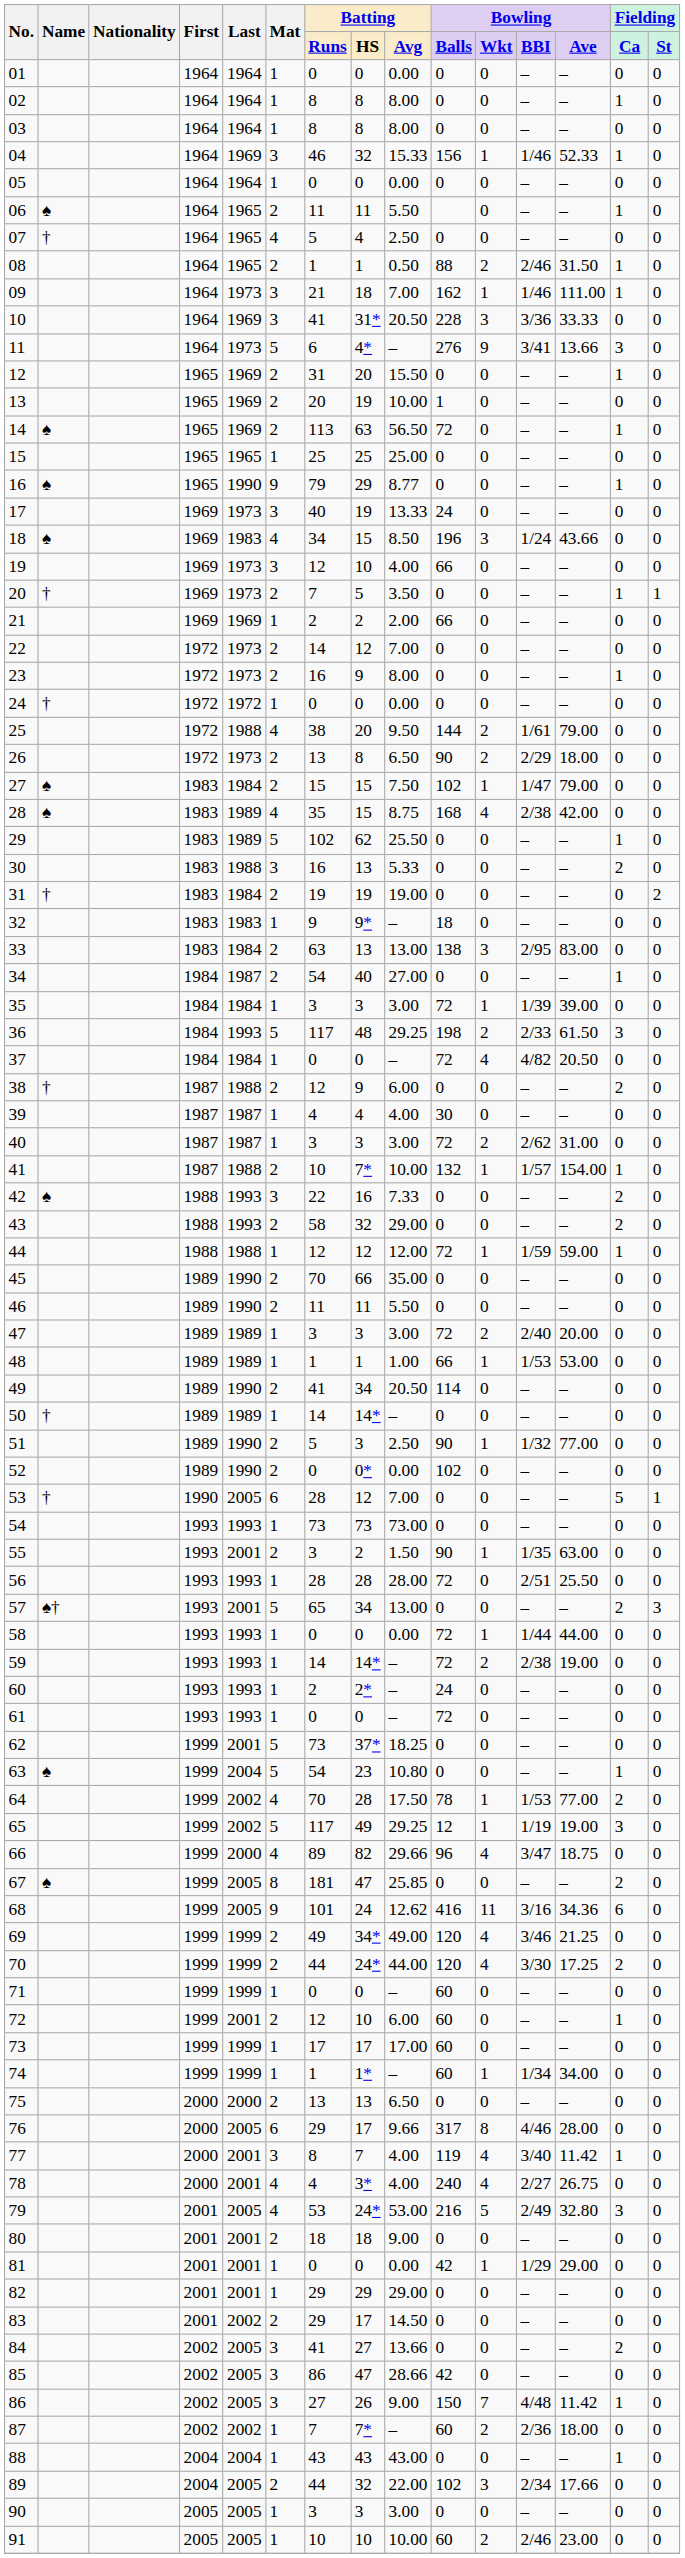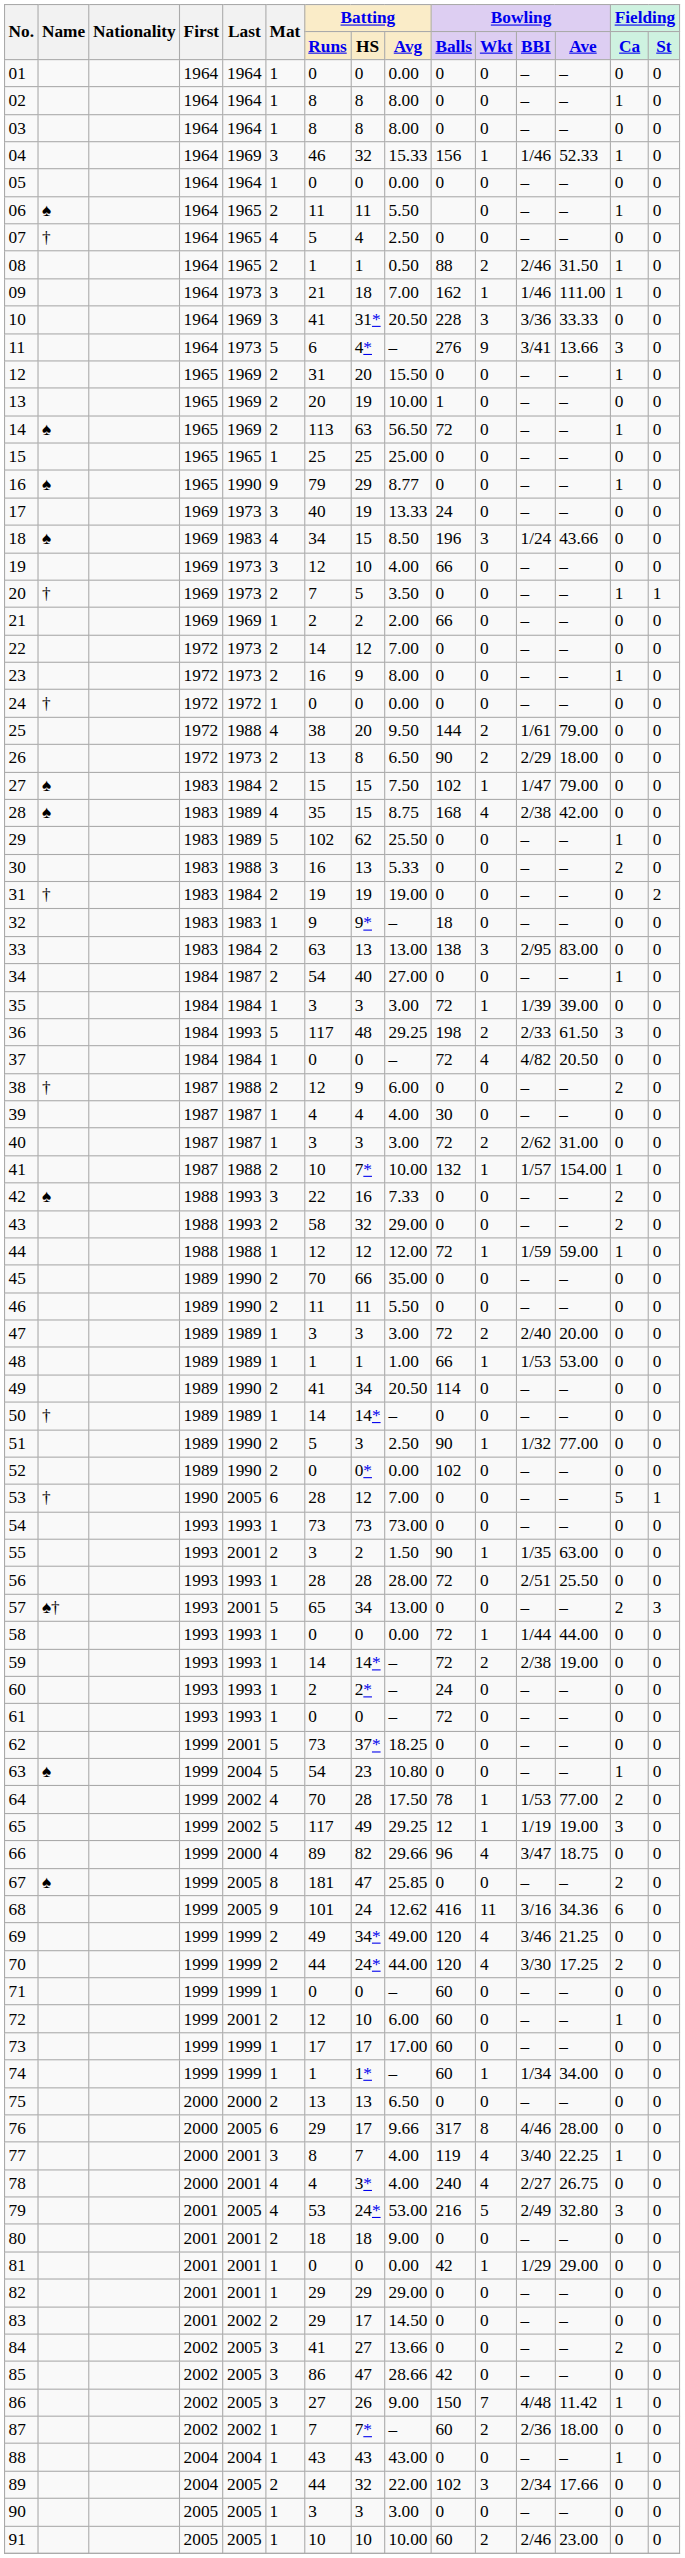(578, 2155) 11.42 -> (579, 2155) 22.25
